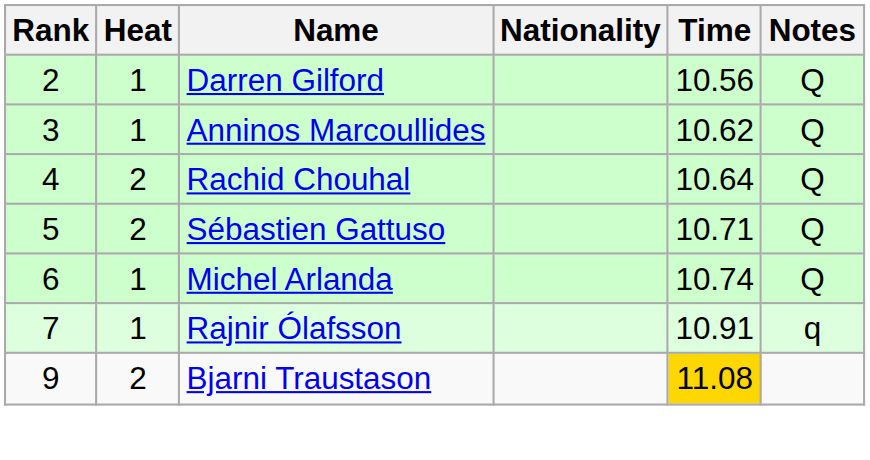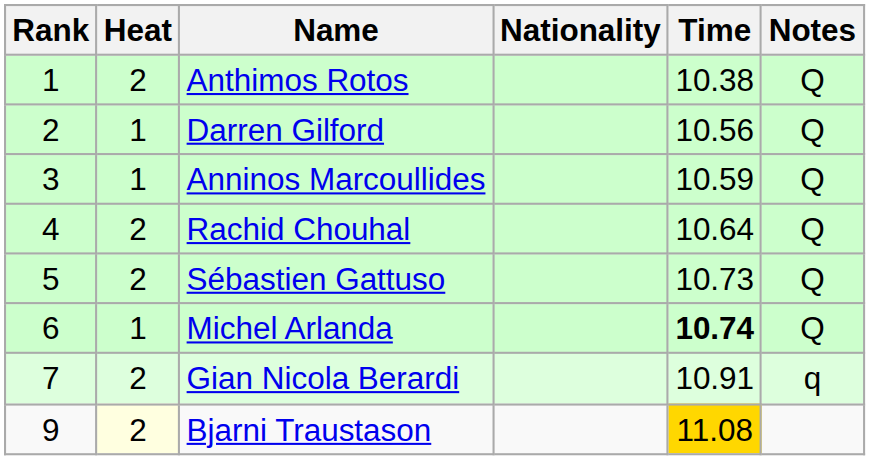+ row: (298, 80)
(715, 130) 10.62 -> (715, 180) 10.59
(715, 229) 10.71 -> (715, 279) 10.73
(715, 279) normal -> (715, 329) bold
- row: (294, 329)
+ row: (323, 379)
(138, 379) no background -> (138, 429) lightyellow background
